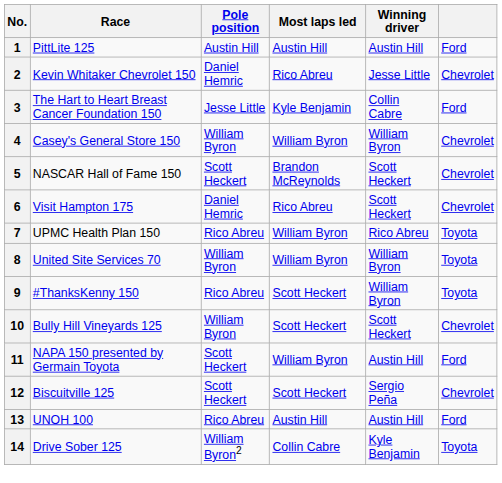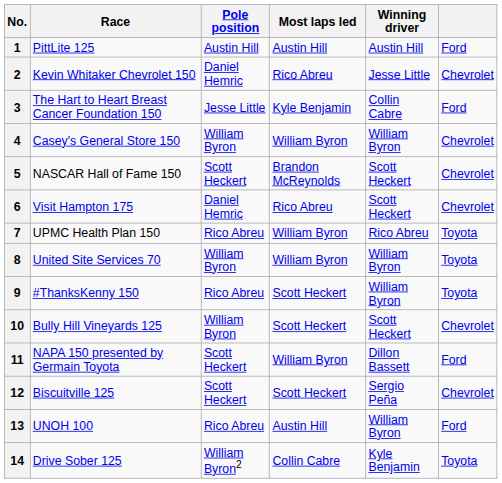(396, 360) Austin Hill -> (389, 360) Dillon Bassett
(396, 419) Austin Hill -> (388, 426) William Byron
